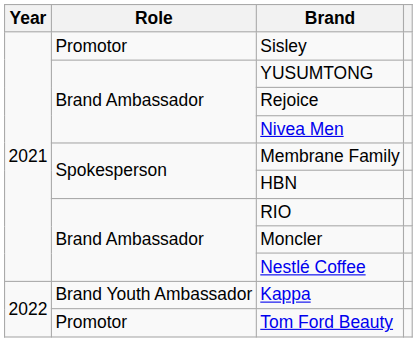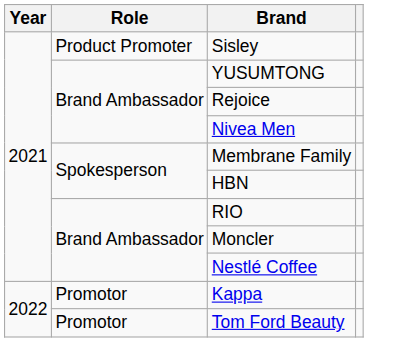(91, 45) Promotor -> (124, 45) Product Promoter
(154, 294) Brand Youth Ambassador -> (91, 294) Promotor
